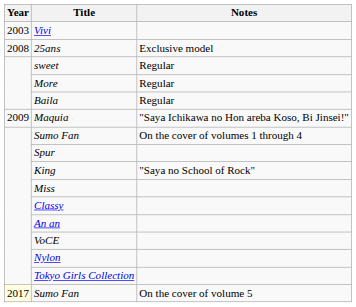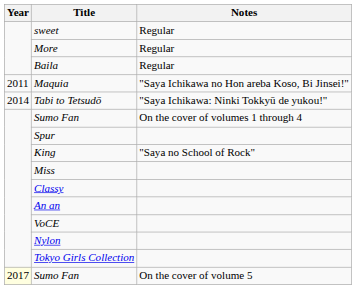- row: (43, 30)
- row: (47, 48)
(18, 118) 2009 -> (18, 83) 2011
+ row: (68, 100)
